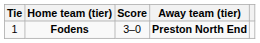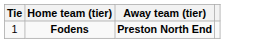- column: (132, 12)
